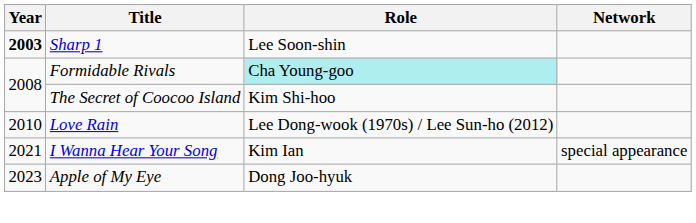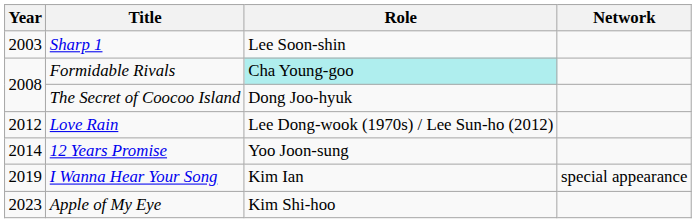(25, 44) bold -> (25, 44) normal
(292, 97) Kim Shi-hoo -> (300, 97) Dong Joo-hyuk
(25, 124) 2010 -> (25, 124) 2012
+ row: (108, 151)
(25, 151) 2021 -> (25, 177) 2019
(300, 177) Dong Joo-hyuk -> (292, 204) Kim Shi-hoo
